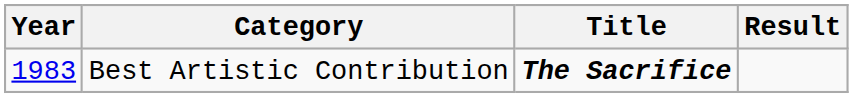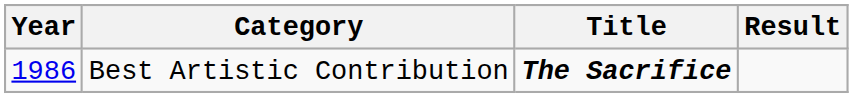(44, 71) 1983 -> (44, 71) 1986
